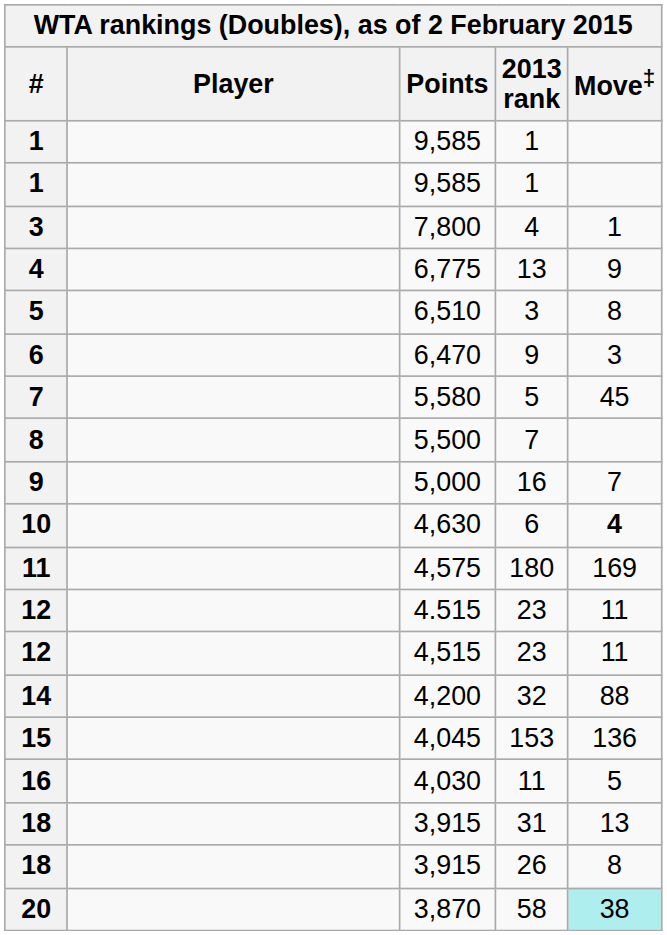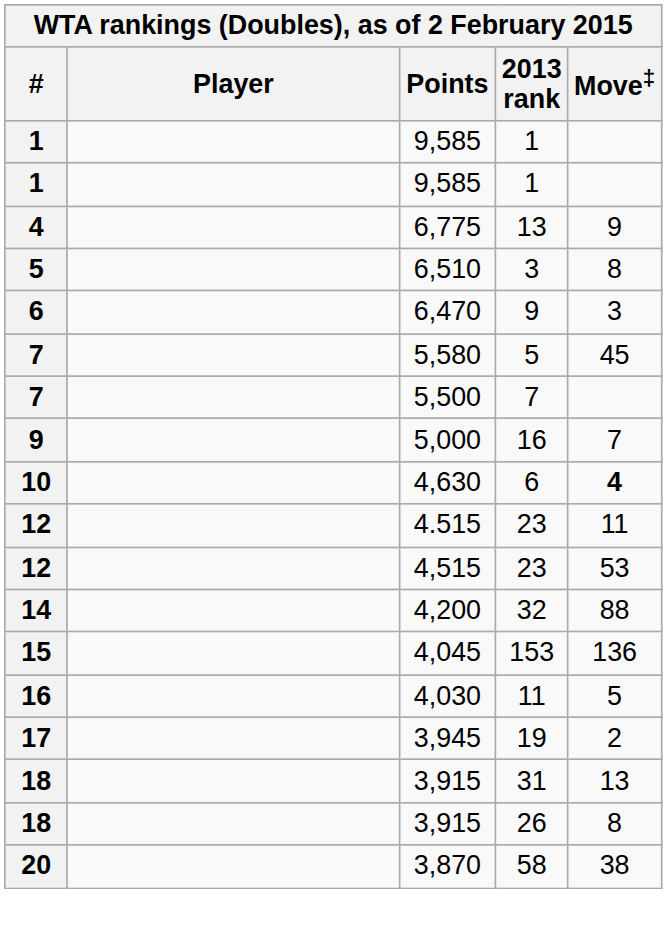- row: (447, 226)
(36, 439) 8 -> (36, 397) 7
- row: (447, 567)
(615, 652) 11 -> (615, 567) 53
+ row: (447, 738)
(615, 908) paleturquoise background -> (615, 866) no background
